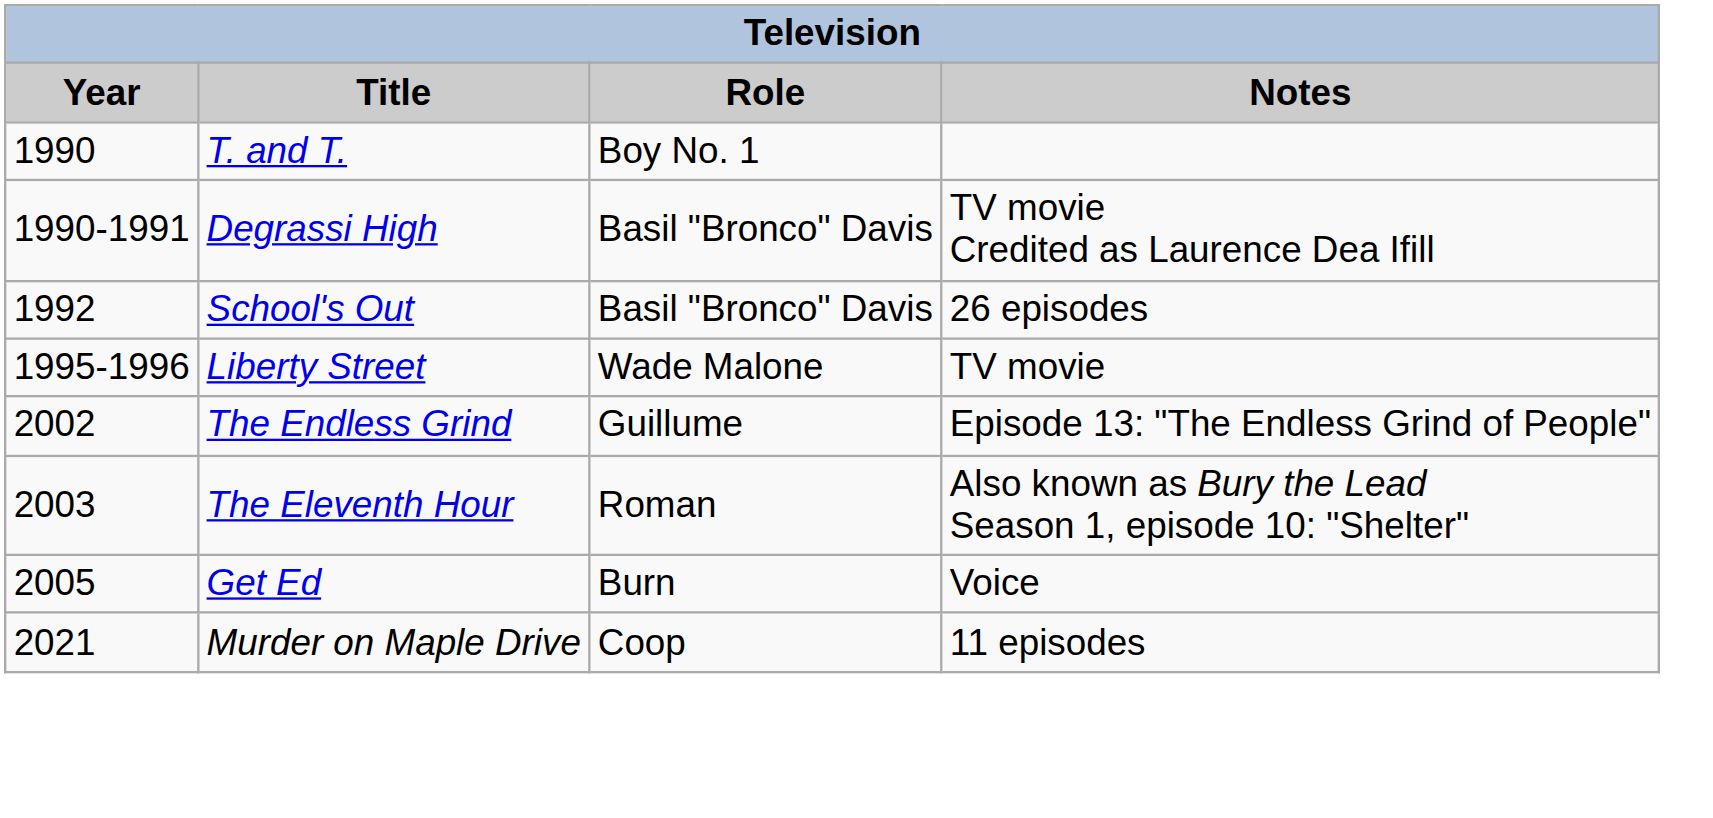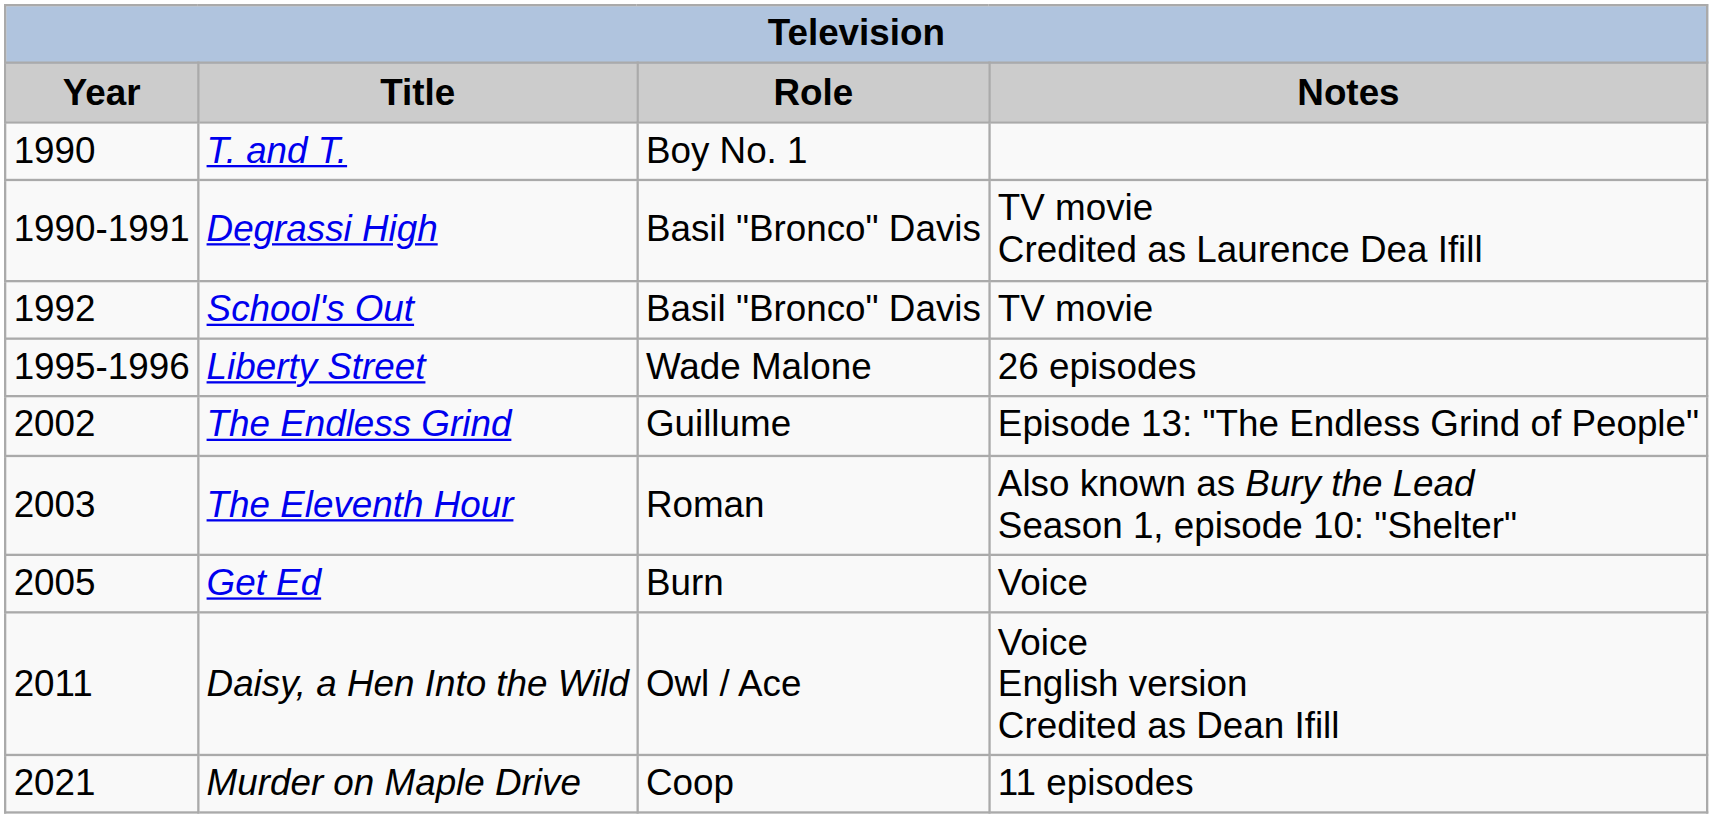(1049, 308) 26 episodes -> (1076, 308) TV movie
(1027, 366) TV movie -> (1097, 366) 26 episodes
+ row: (418, 683)
